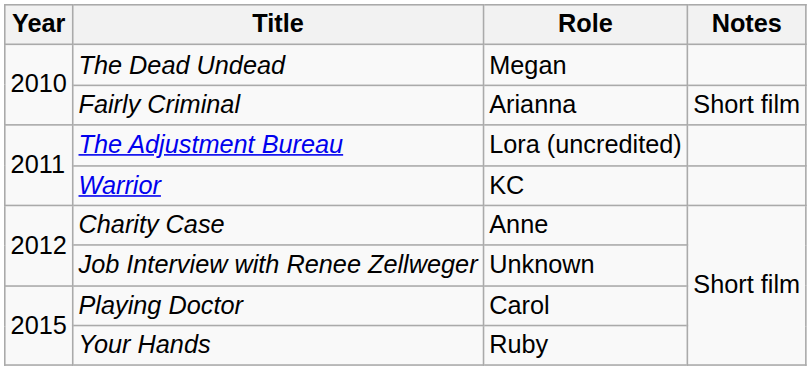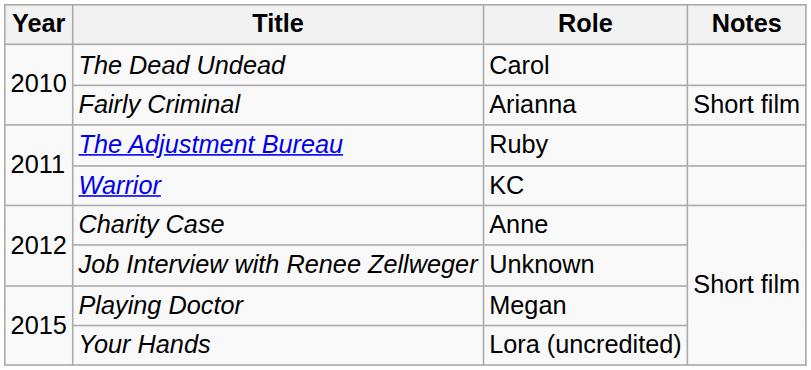(528, 64) Megan -> (519, 64) Carol
(585, 144) Lora (uncredited) -> (519, 144) Ruby
(519, 305) Carol -> (528, 305) Megan
(519, 345) Ruby -> (585, 345) Lora (uncredited)
